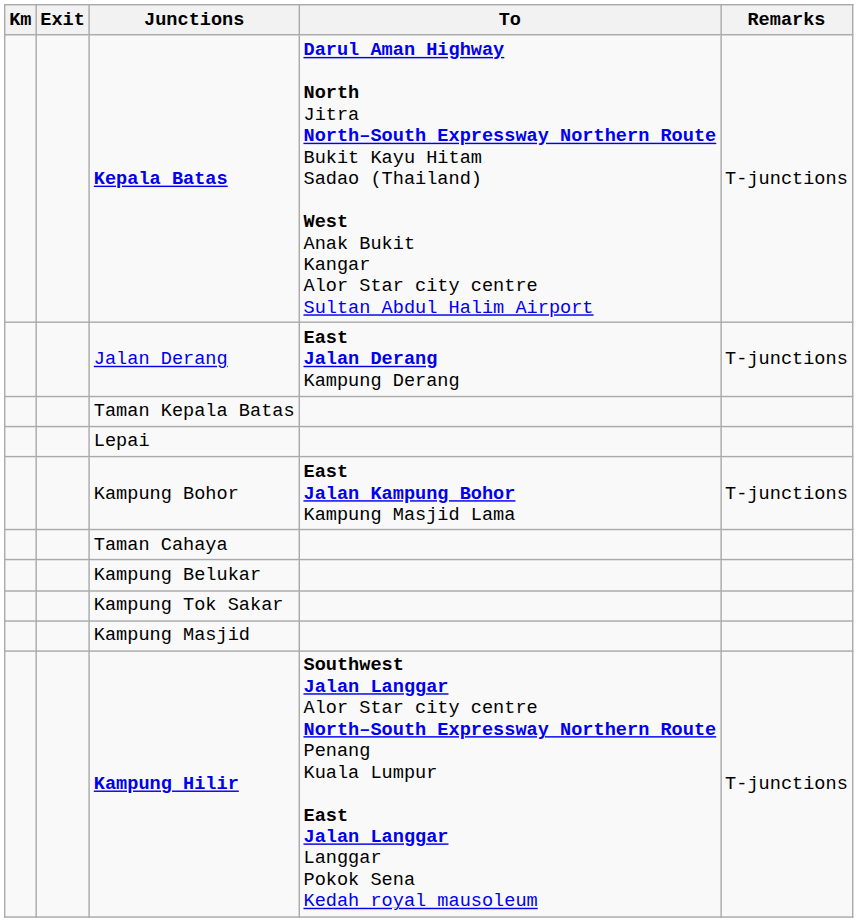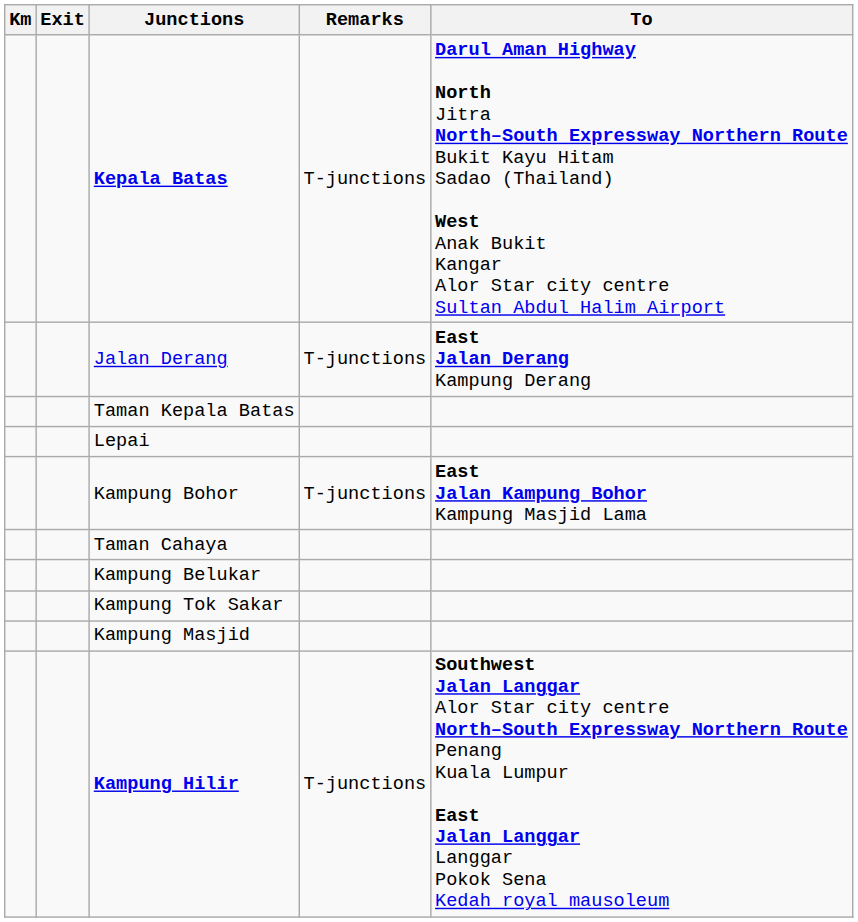columns swapped: (510, 20) <-> (786, 20)
